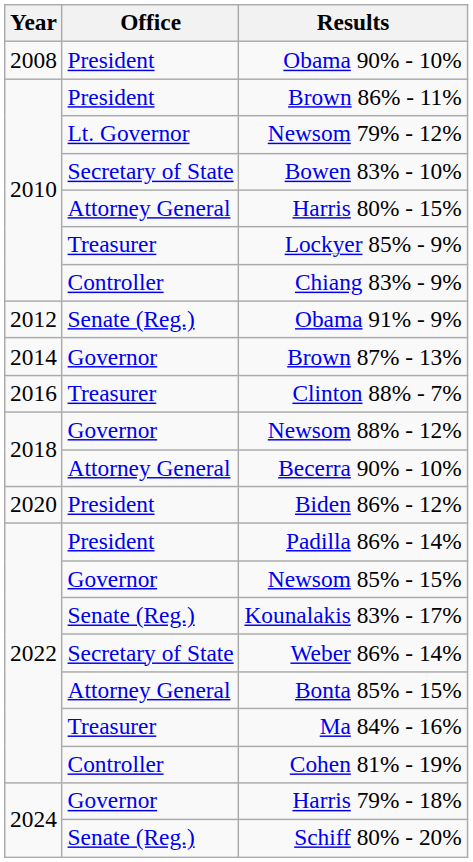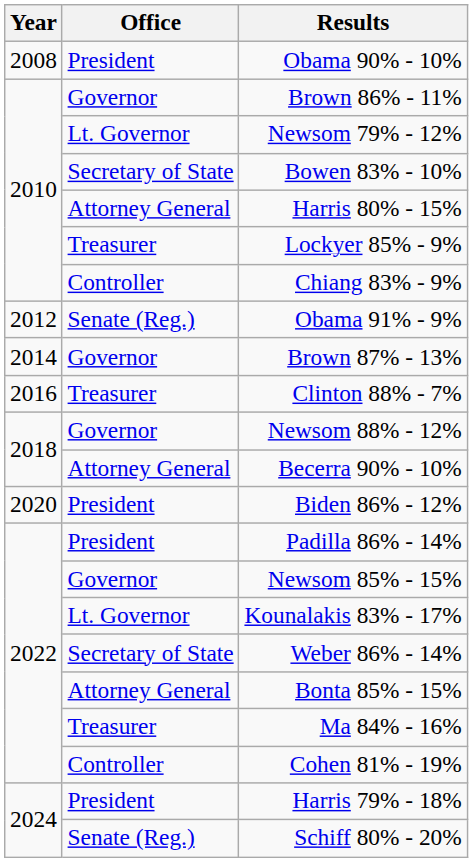(111, 97) President -> (112, 97) Governor
(131, 615) Senate (Reg.) -> (129, 615) Lt. Governor
(112, 801) Governor -> (111, 801) President
